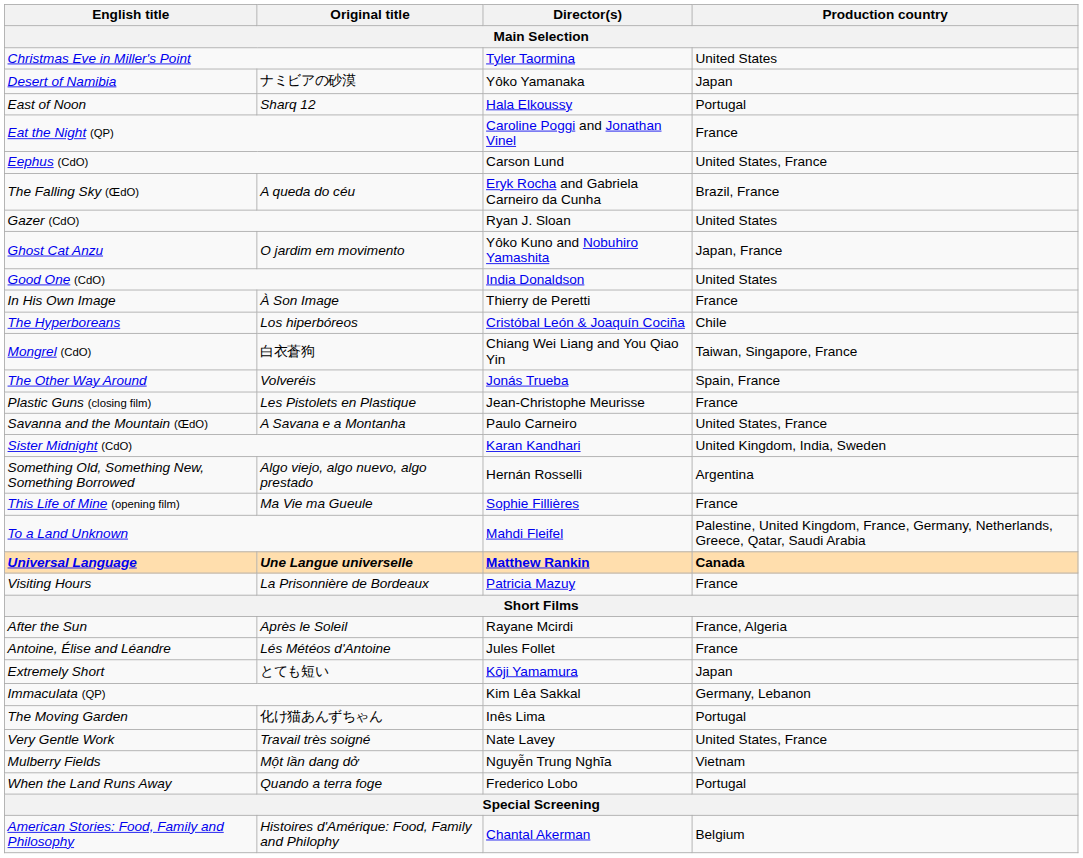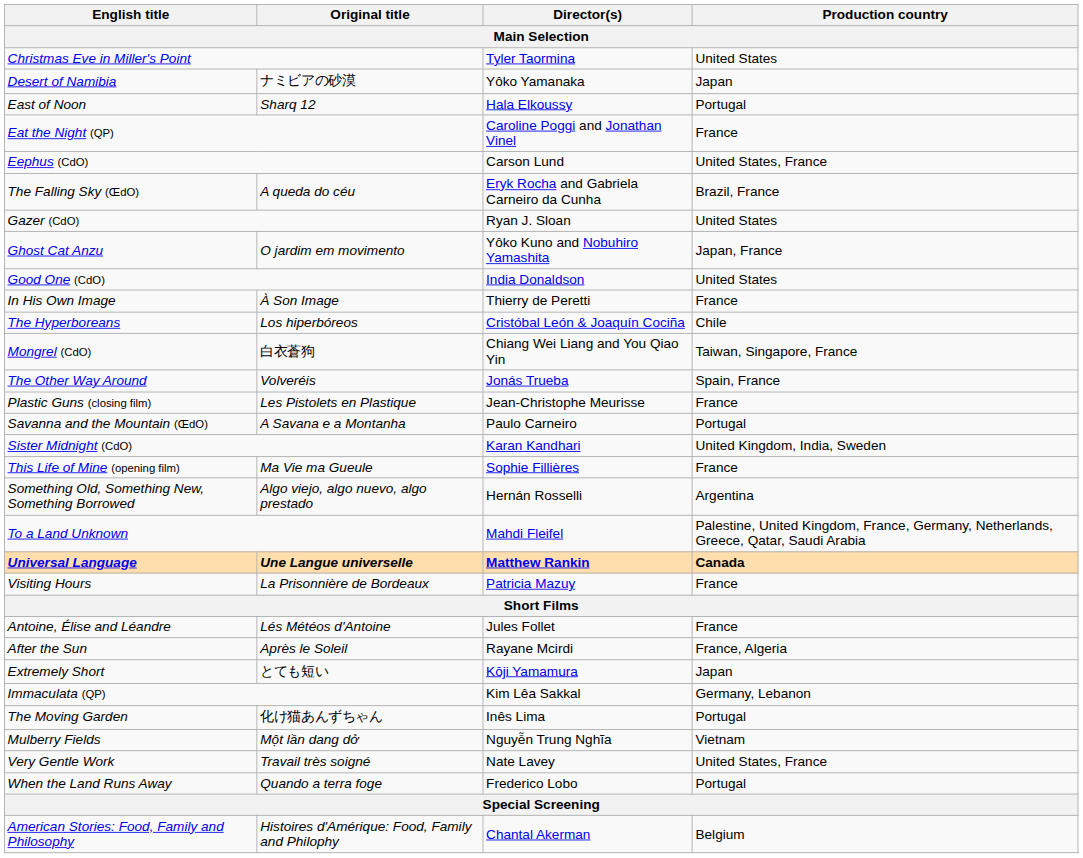(761, 424) United States, France -> (721, 424) Portugal
rows swapped: (106, 474) <-> (94, 504)
rows swapped: (47, 627) <-> (89, 648)
rows swapped: (54, 761) <-> (61, 740)
